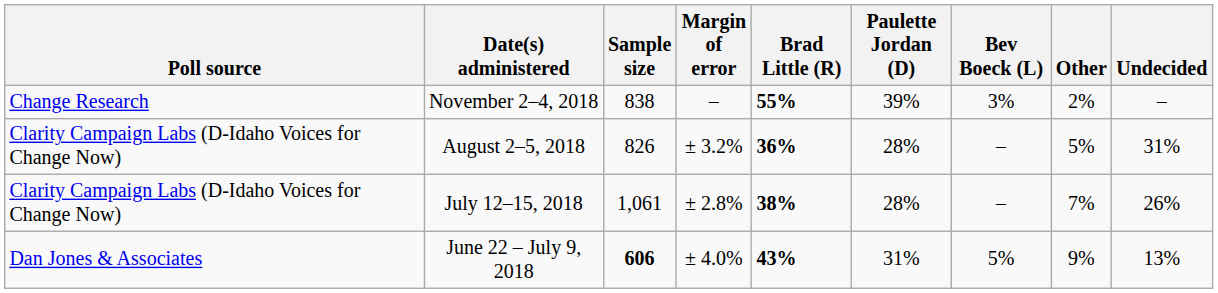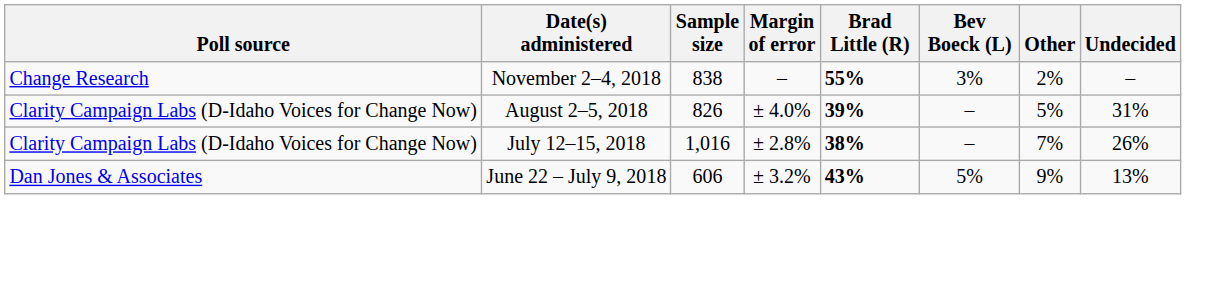- column: (901, 45)
(714, 146) ± 3.2% -> (782, 111) ± 4.0%
(776, 146) 36% -> (845, 111) 39%
(640, 203) 1,061 -> (707, 144) 1,016
(640, 259) bold -> (707, 177) normal
(714, 259) ± 4.0% -> (782, 177) ± 3.2%
